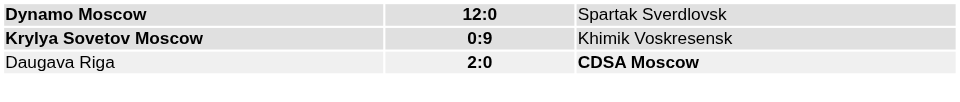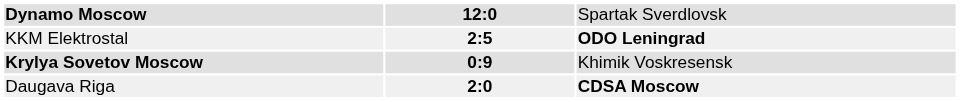+ row: (67, 38)
